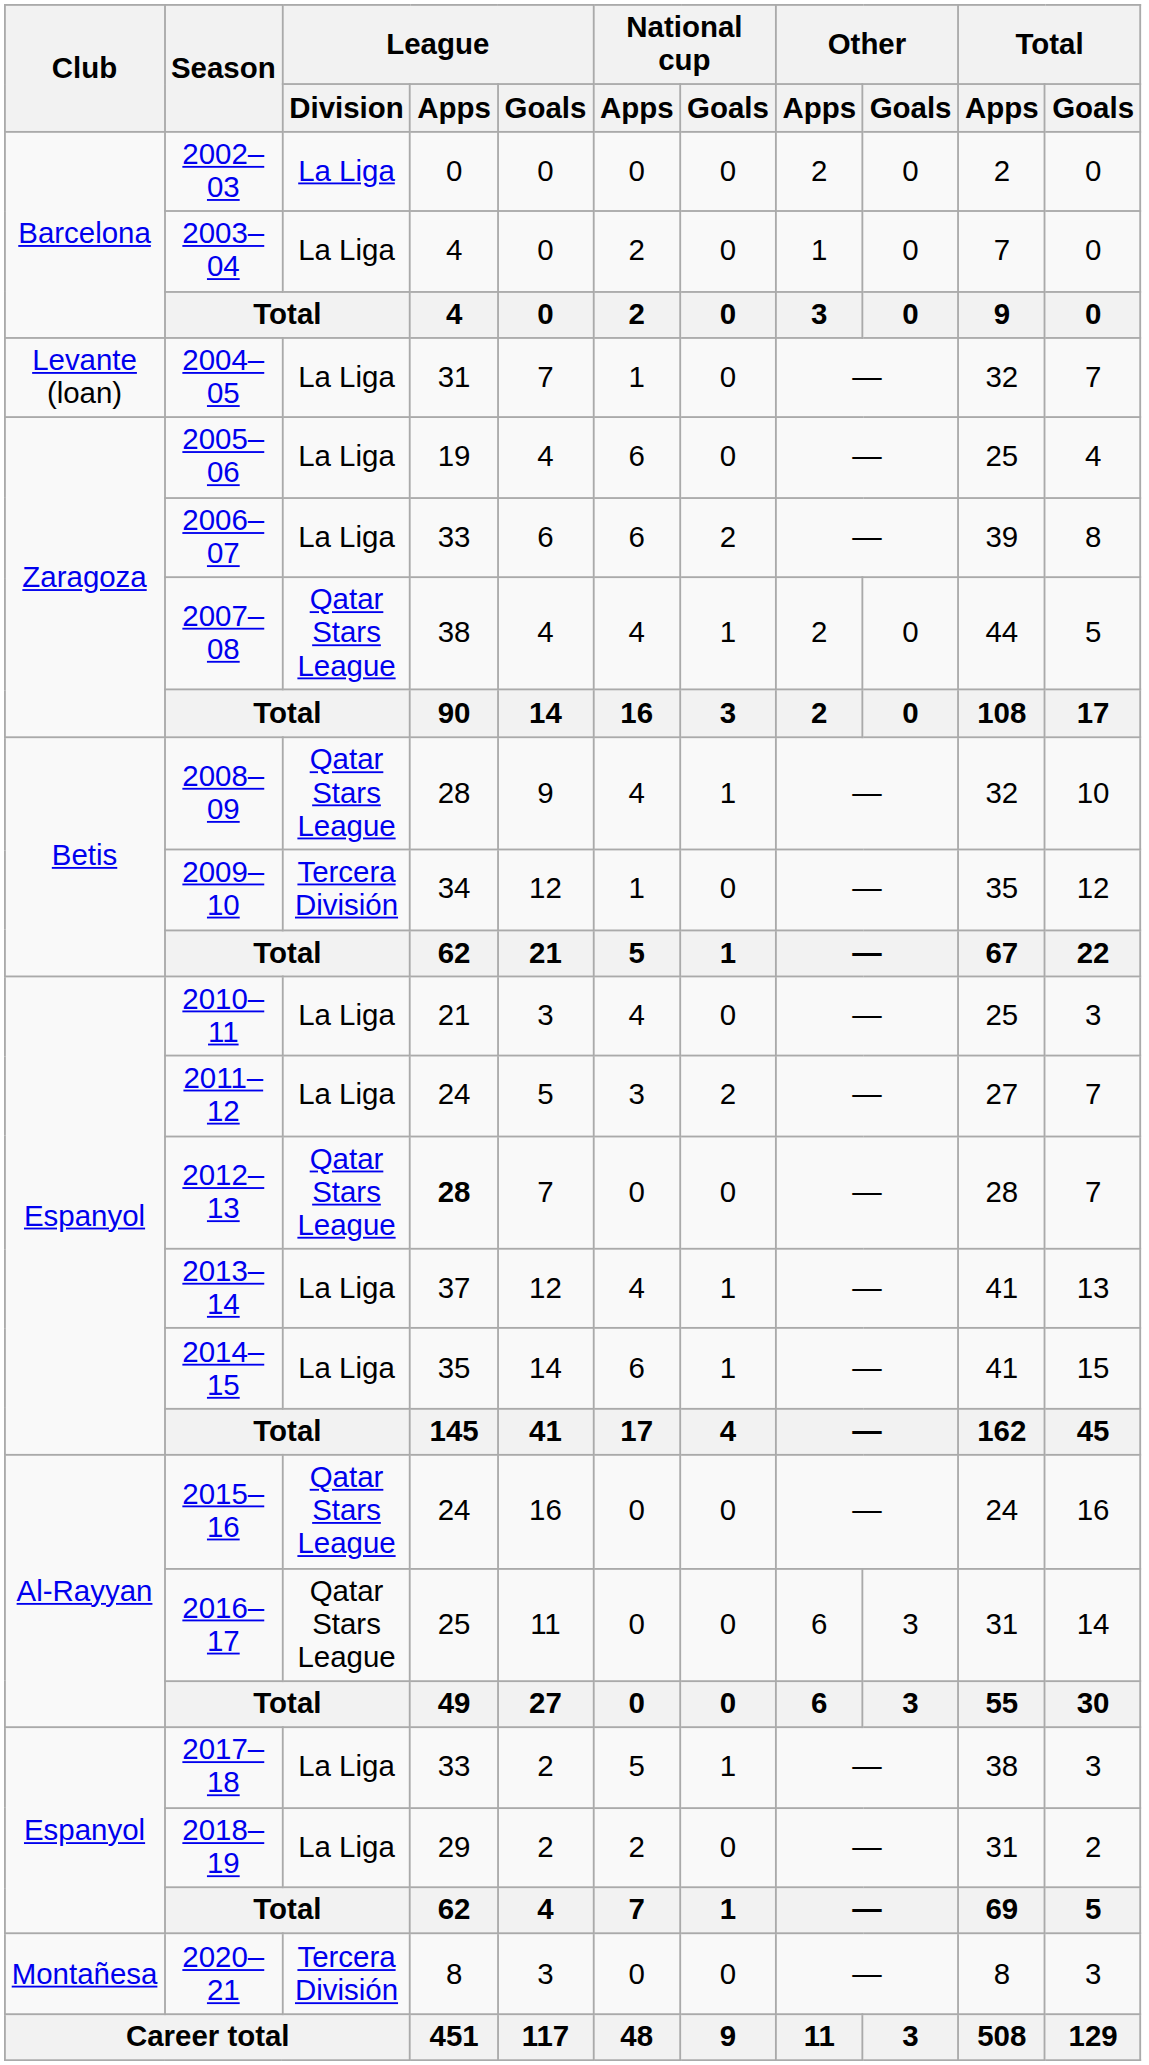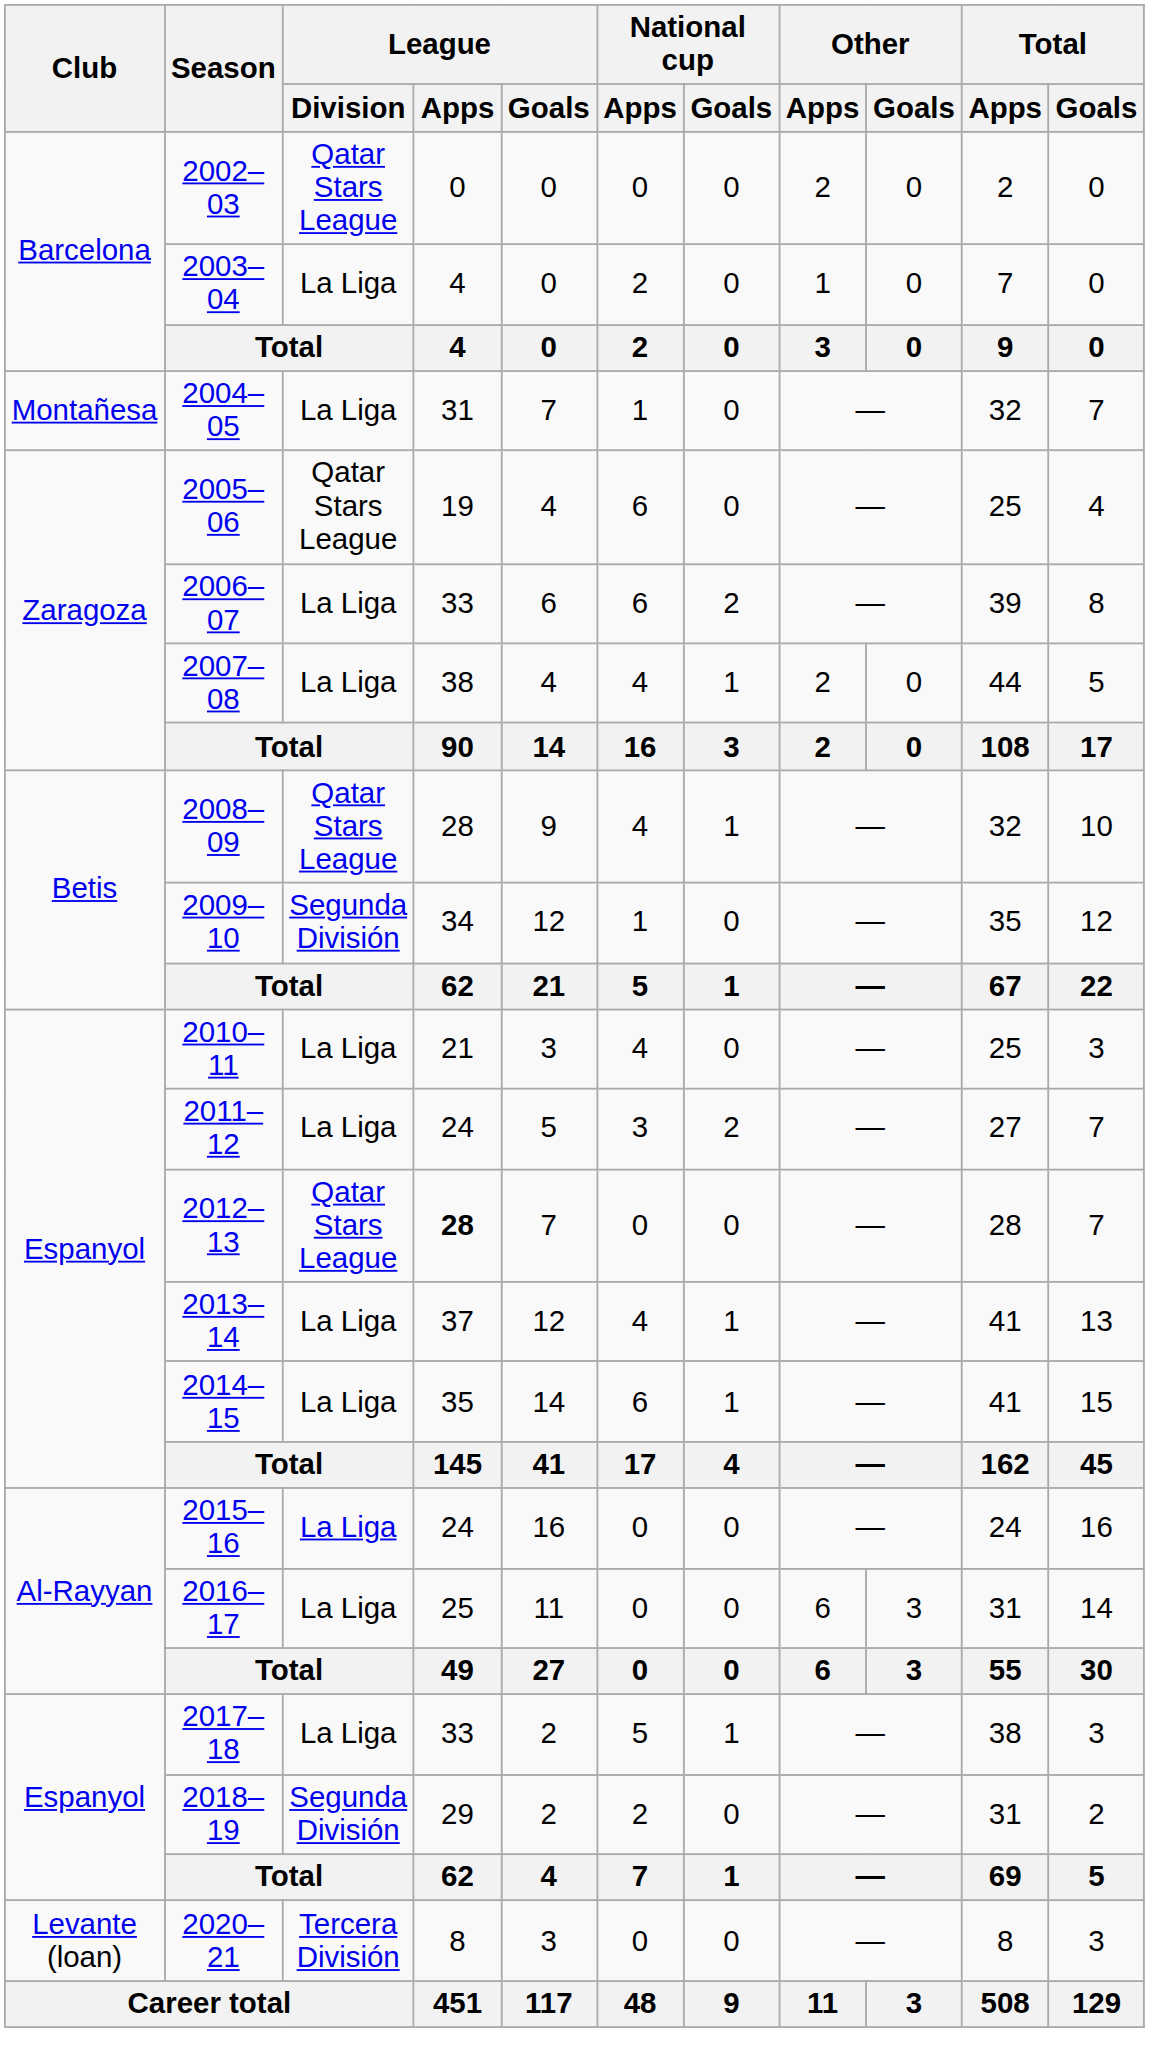(346, 170) La Liga -> (348, 187) Qatar Stars League
(85, 377) Levante (loan) -> (85, 410) Montañesa
(346, 457) La Liga -> (348, 506) Qatar Stars League
(347, 633) Qatar Stars League -> (348, 682) La Liga
(347, 889) Tercera División -> (348, 922) Segunda División
(347, 1511) Qatar Stars League -> (348, 1527) La Liga
(347, 1624) Qatar Stars League -> (348, 1607) La Liga
(346, 1846) La Liga -> (348, 1813) Segunda División
(85, 1973) Montañesa -> (85, 1940) Levante (loan)
